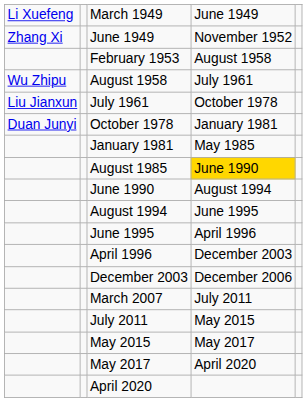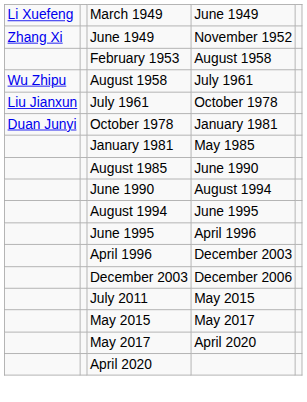(226, 168) gold background -> (226, 168) no background
- row: (126, 299)
